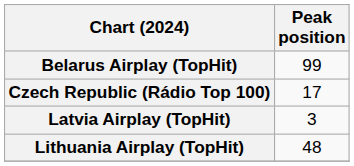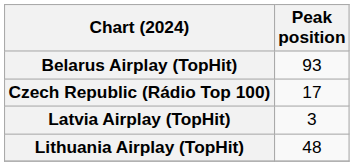(312, 65) 99 -> (312, 65) 93
